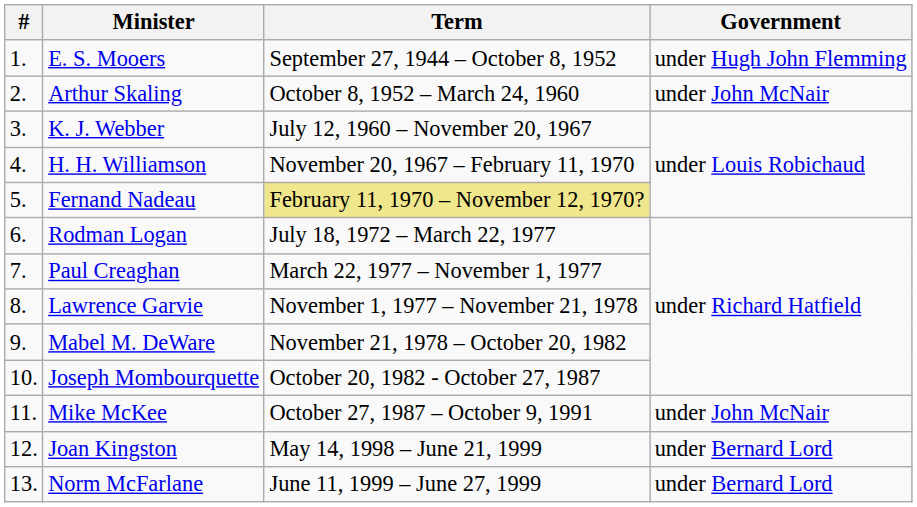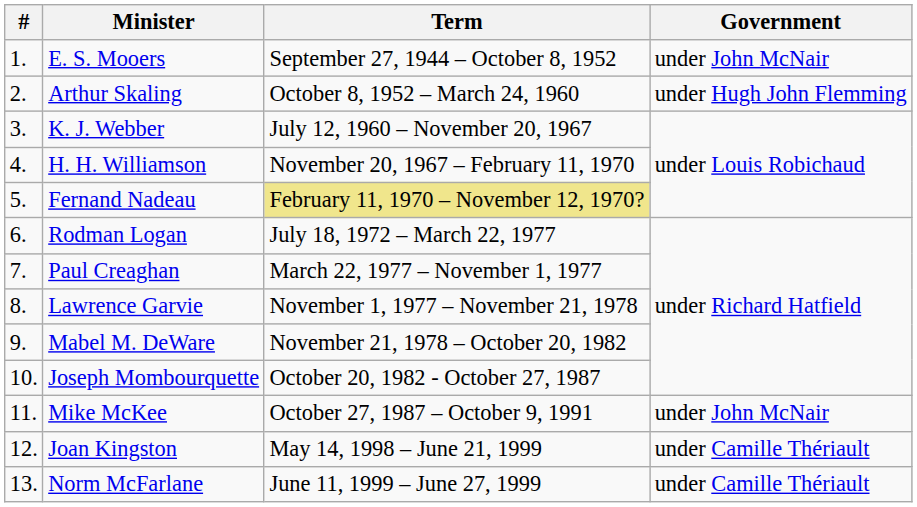(781, 57) under Hugh John Flemming -> (742, 57) under John McNair
(742, 93) under John McNair -> (781, 93) under Hugh John Flemming
(744, 448) under Bernard Lord -> (762, 448) under Camille Thériault
(744, 484) under Bernard Lord -> (762, 484) under Camille Thériault
